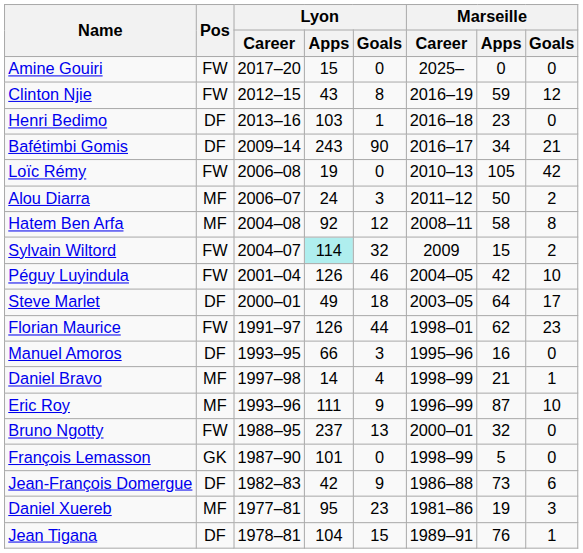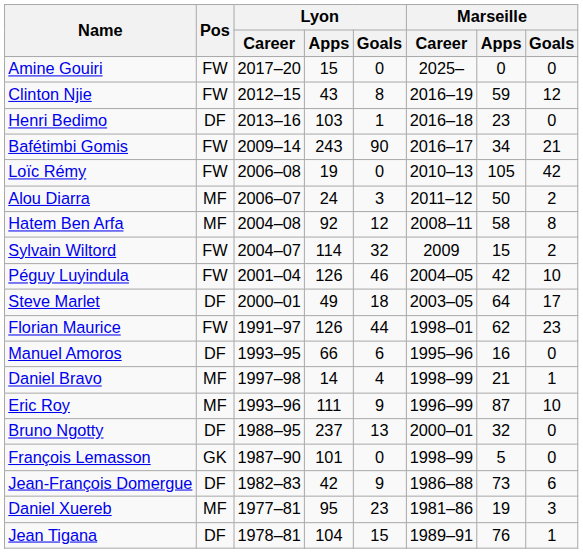(215, 146) DF -> (215, 146) FW
(329, 250) paleturquoise background -> (329, 250) no background
(379, 353) 3 -> (379, 353) 6
(215, 431) FW -> (215, 431) DF
